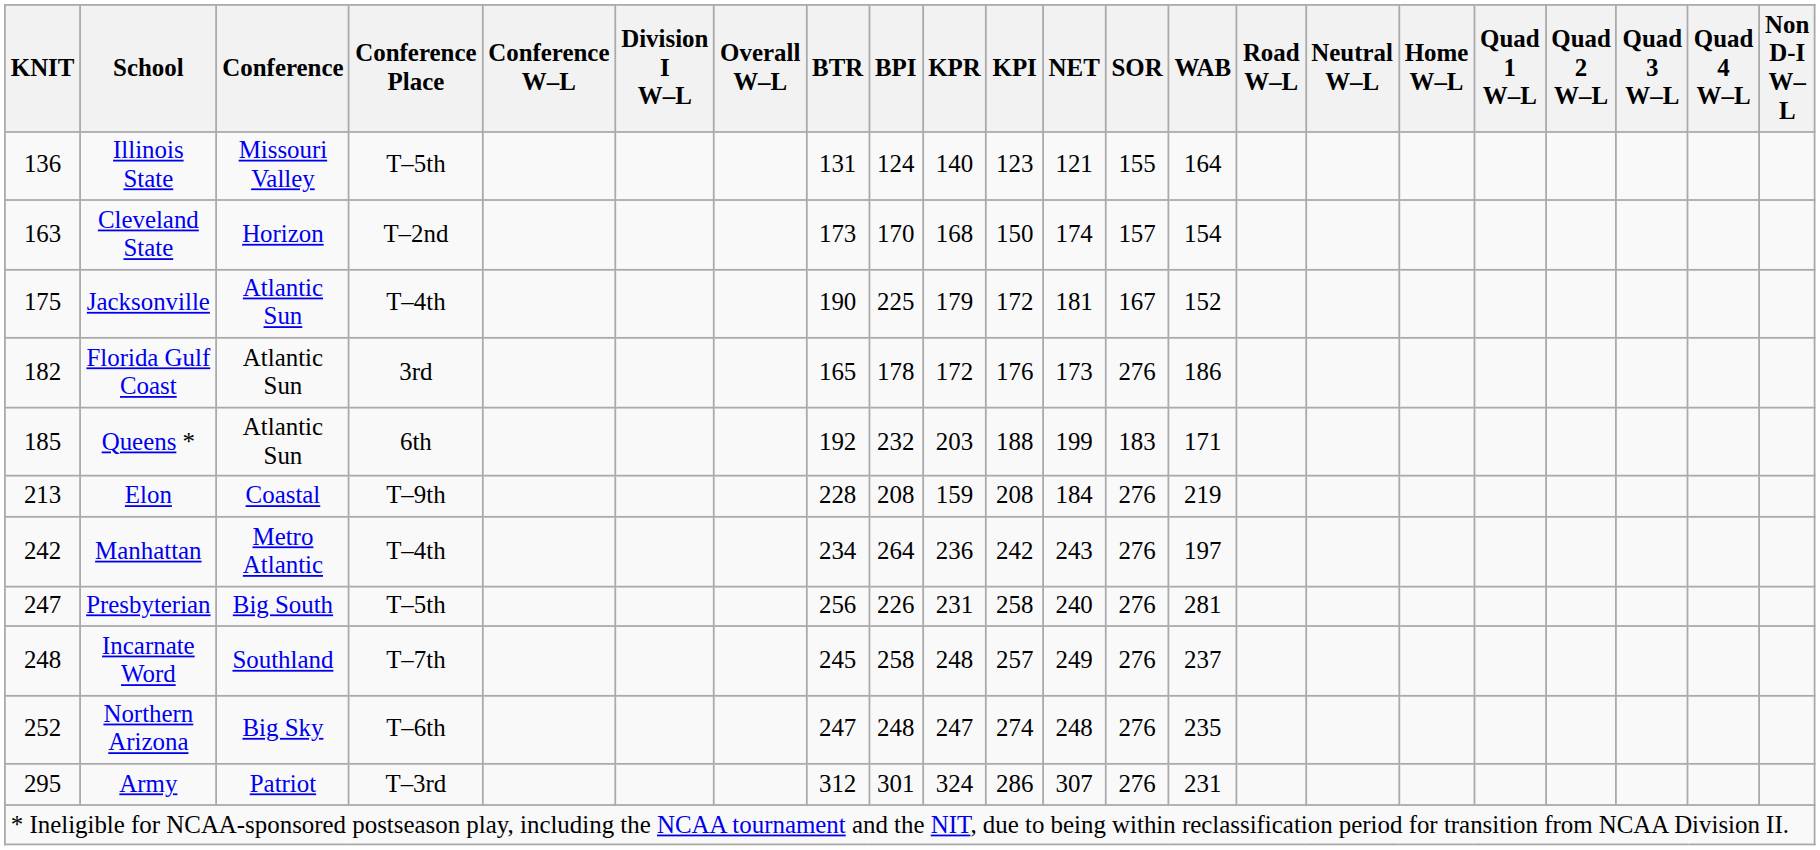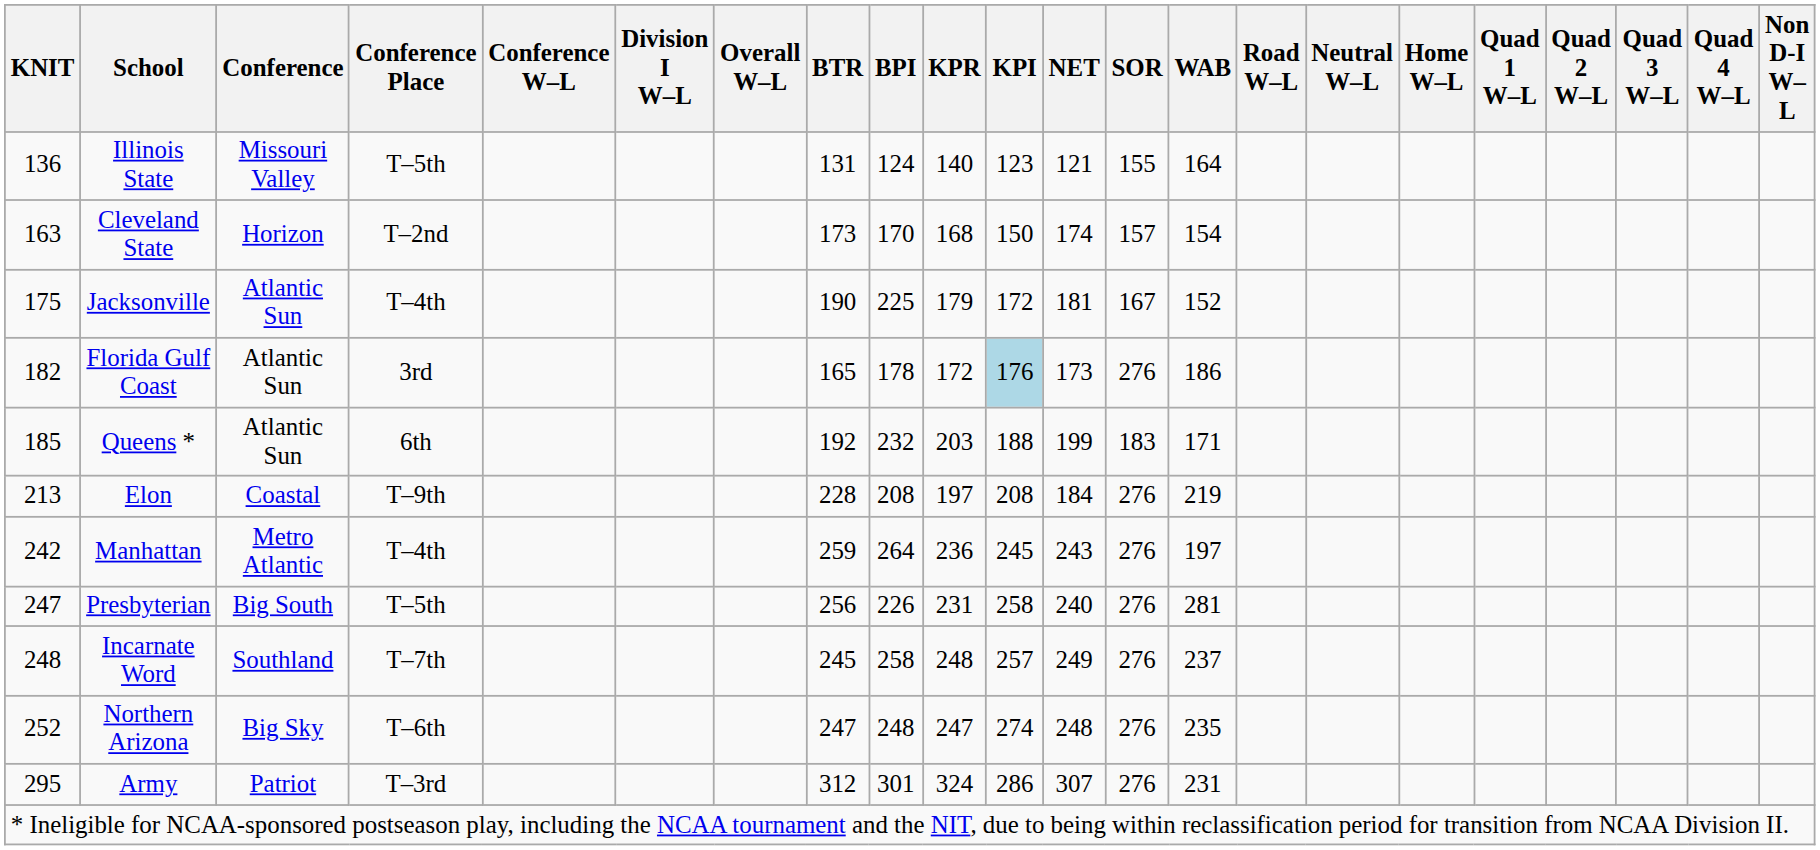(1015, 372) no background -> (1015, 372) lightblue background
(955, 496) 159 -> (955, 496) 197
(838, 550) 234 -> (838, 550) 259
(1015, 550) 242 -> (1015, 550) 245
